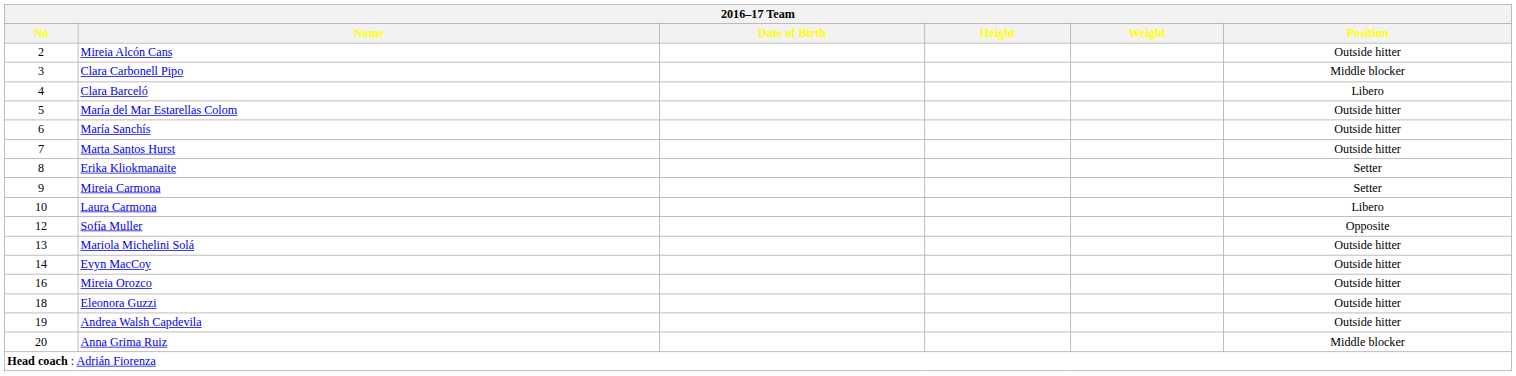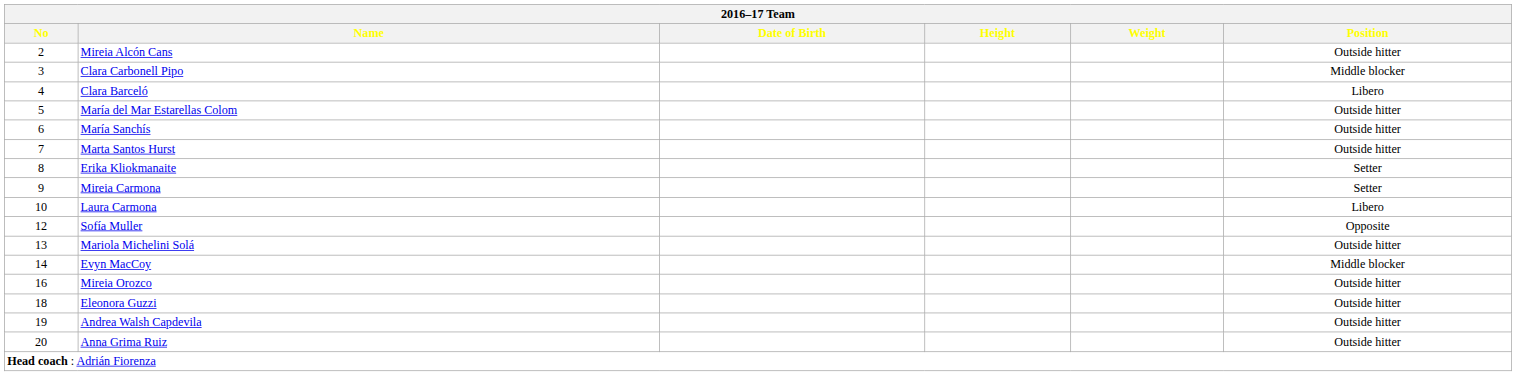(1368, 264) Outside hitter -> (1368, 264) Middle blocker
(1368, 341) Middle blocker -> (1368, 341) Outside hitter
